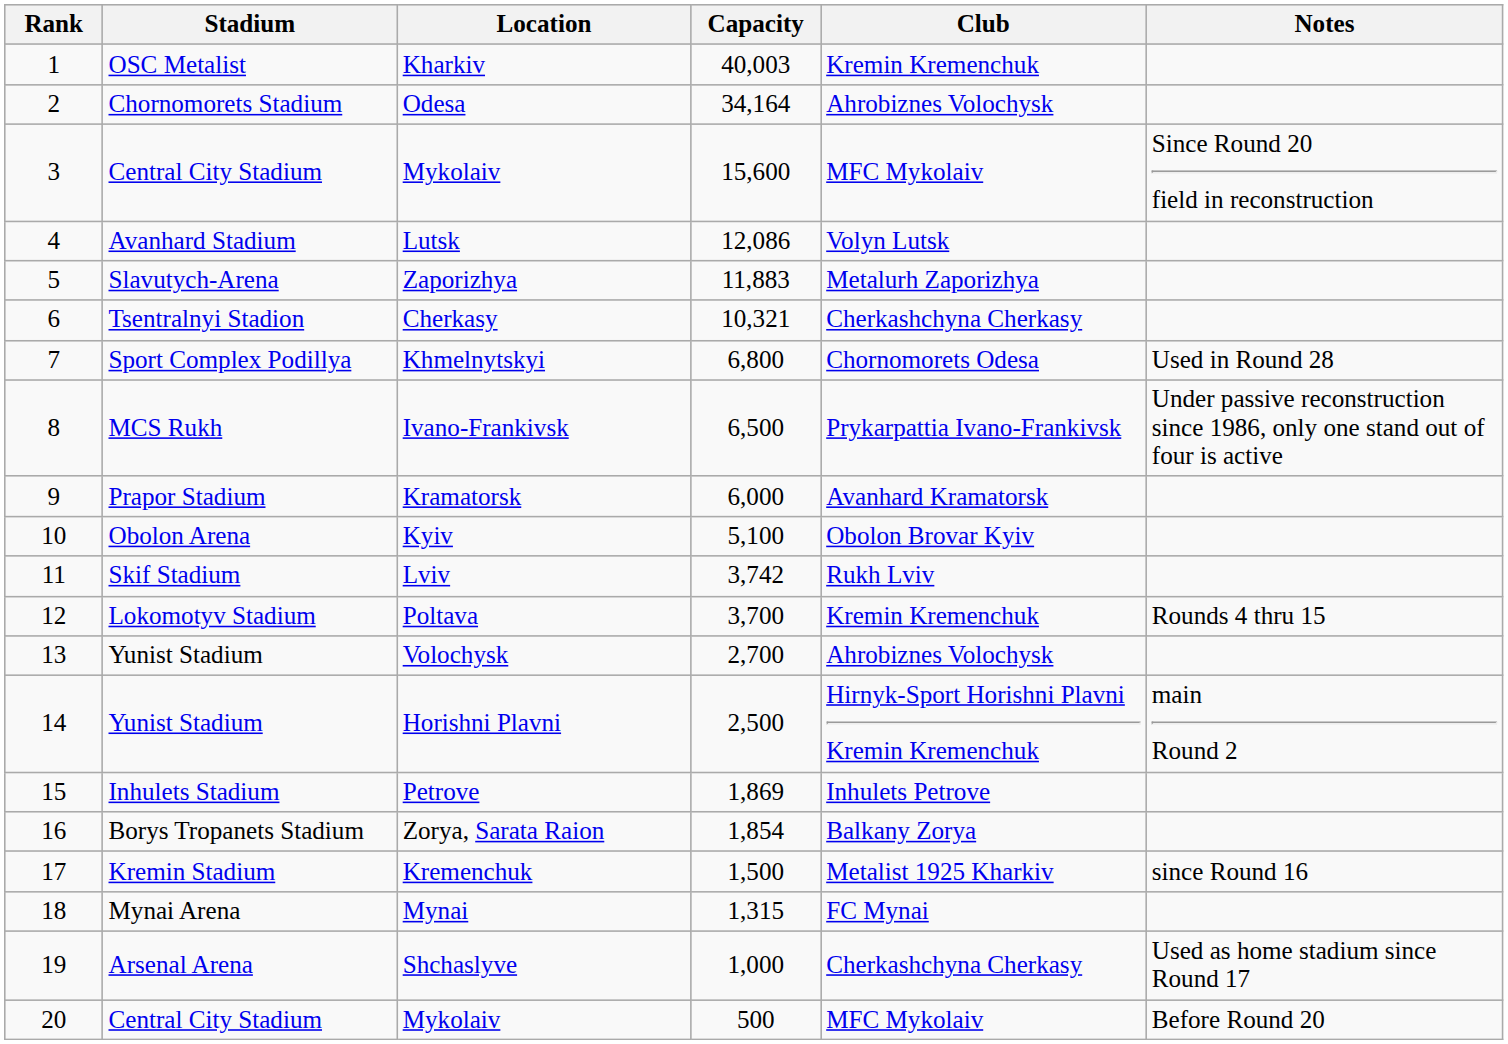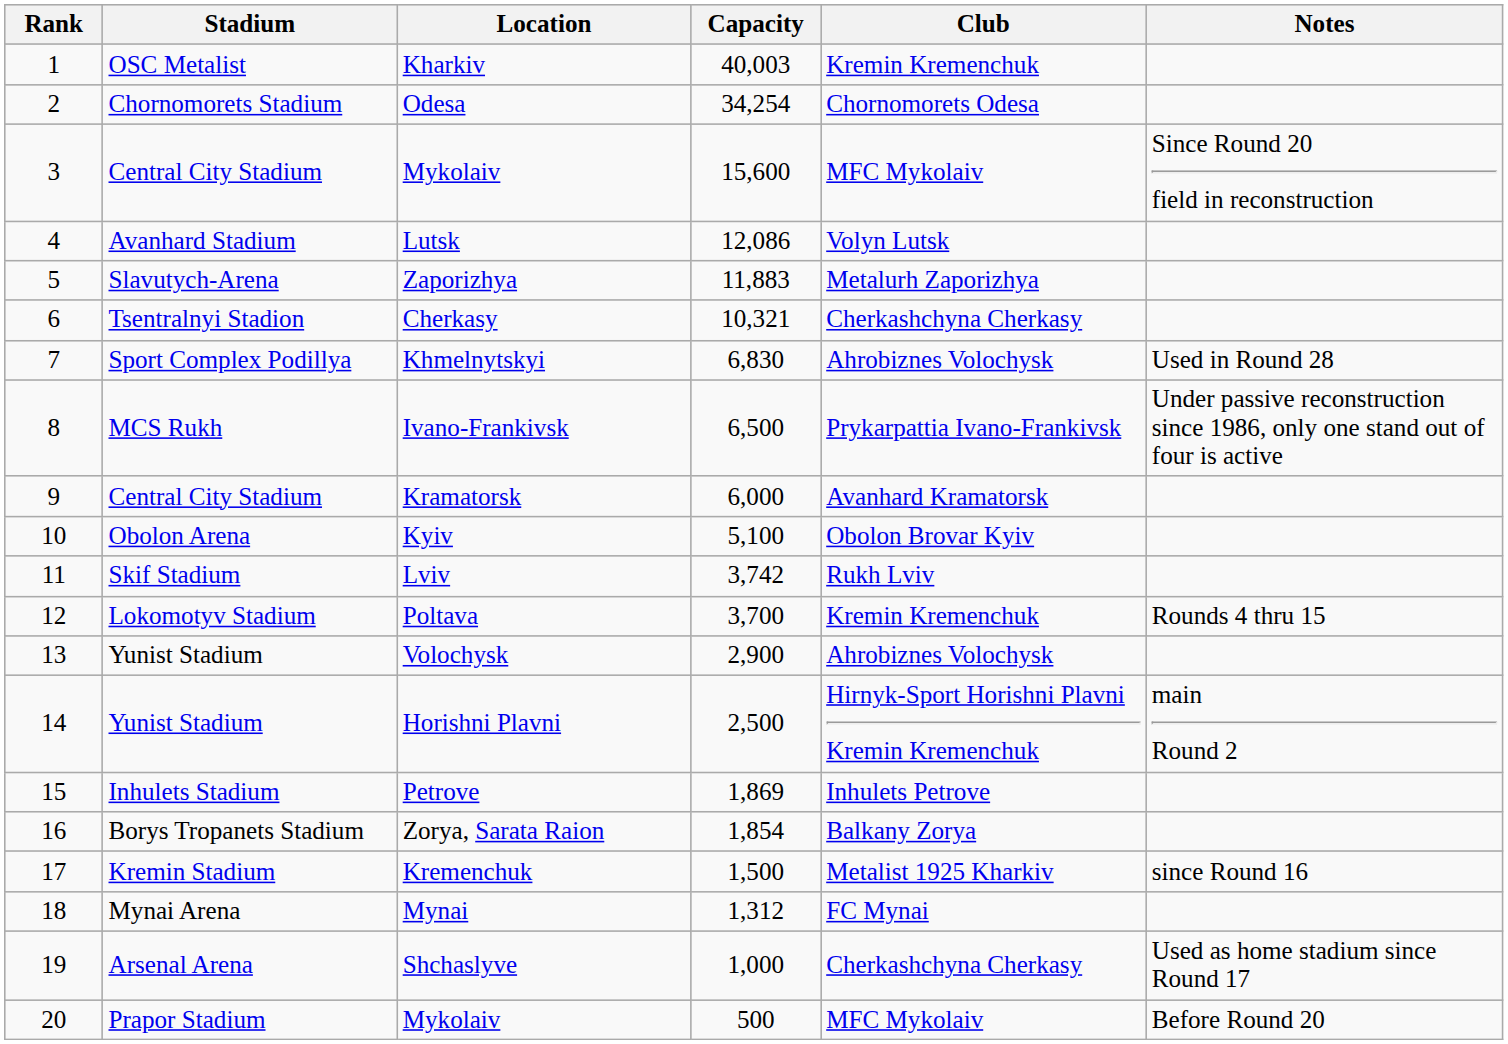(756, 104) 34,164 -> (756, 104) 34,254
(940, 104) Ahrobiznes Volochysk -> (933, 104) Chornomorets Odesa
(756, 359) 6,800 -> (756, 359) 6,830
(933, 359) Chornomorets Odesa -> (940, 359) Ahrobiznes Volochysk
(187, 496) Prapor Stadium -> (215, 496) Central City Stadium
(756, 655) 2,700 -> (756, 655) 2,900
(756, 911) 1,315 -> (756, 911) 1,312
(215, 1019) Central City Stadium -> (187, 1019) Prapor Stadium
